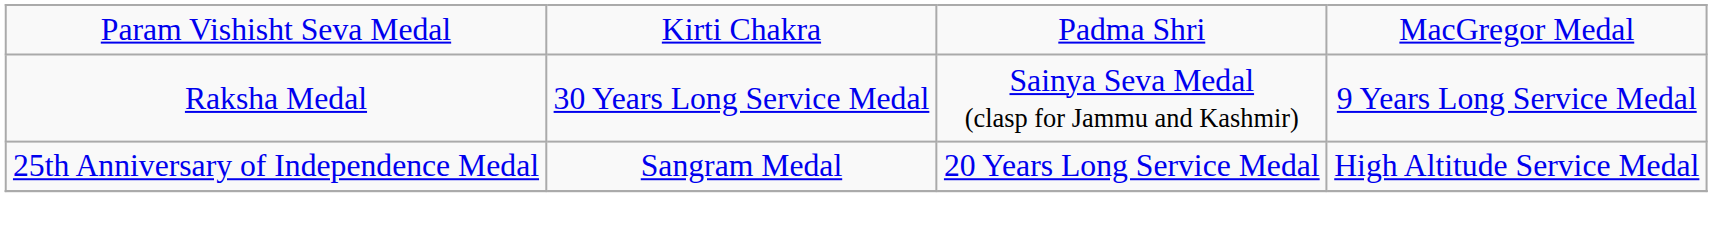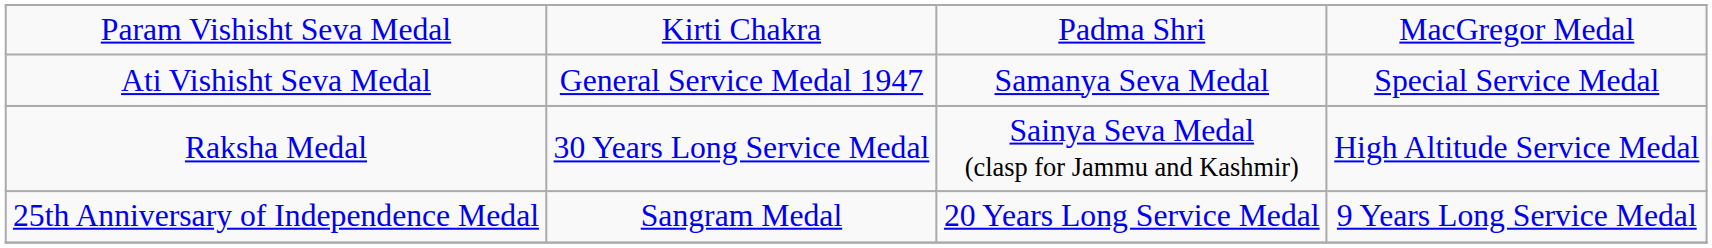+ row: (276, 79)
(1517, 97) 9 Years Long Service Medal -> (1517, 147) High Altitude Service Medal
(1517, 165) High Altitude Service Medal -> (1517, 215) 9 Years Long Service Medal
